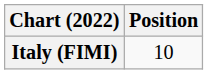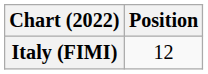(164, 52) 10 -> (164, 52) 12
